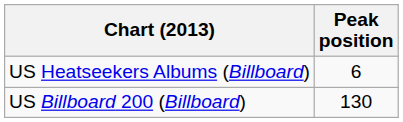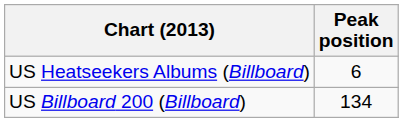(356, 102) 130 -> (356, 102) 134
